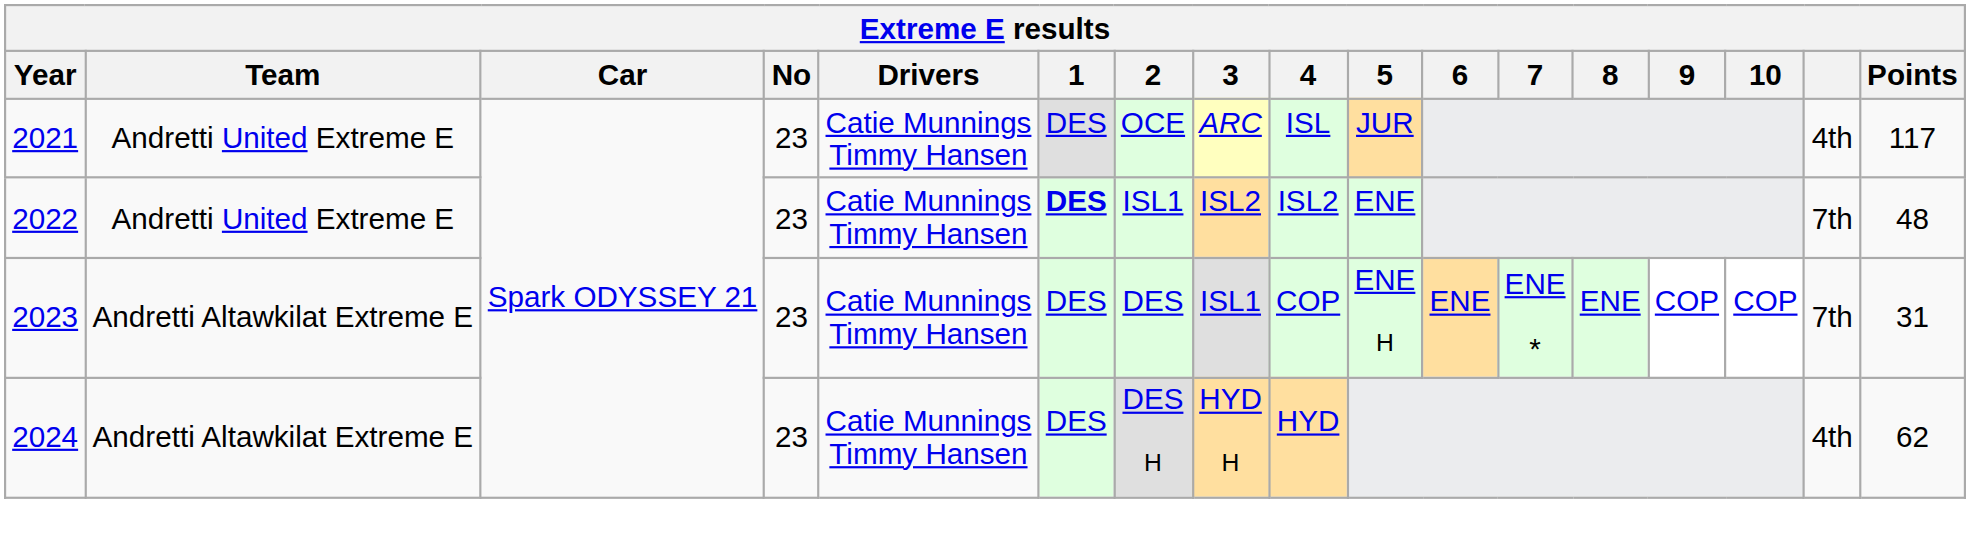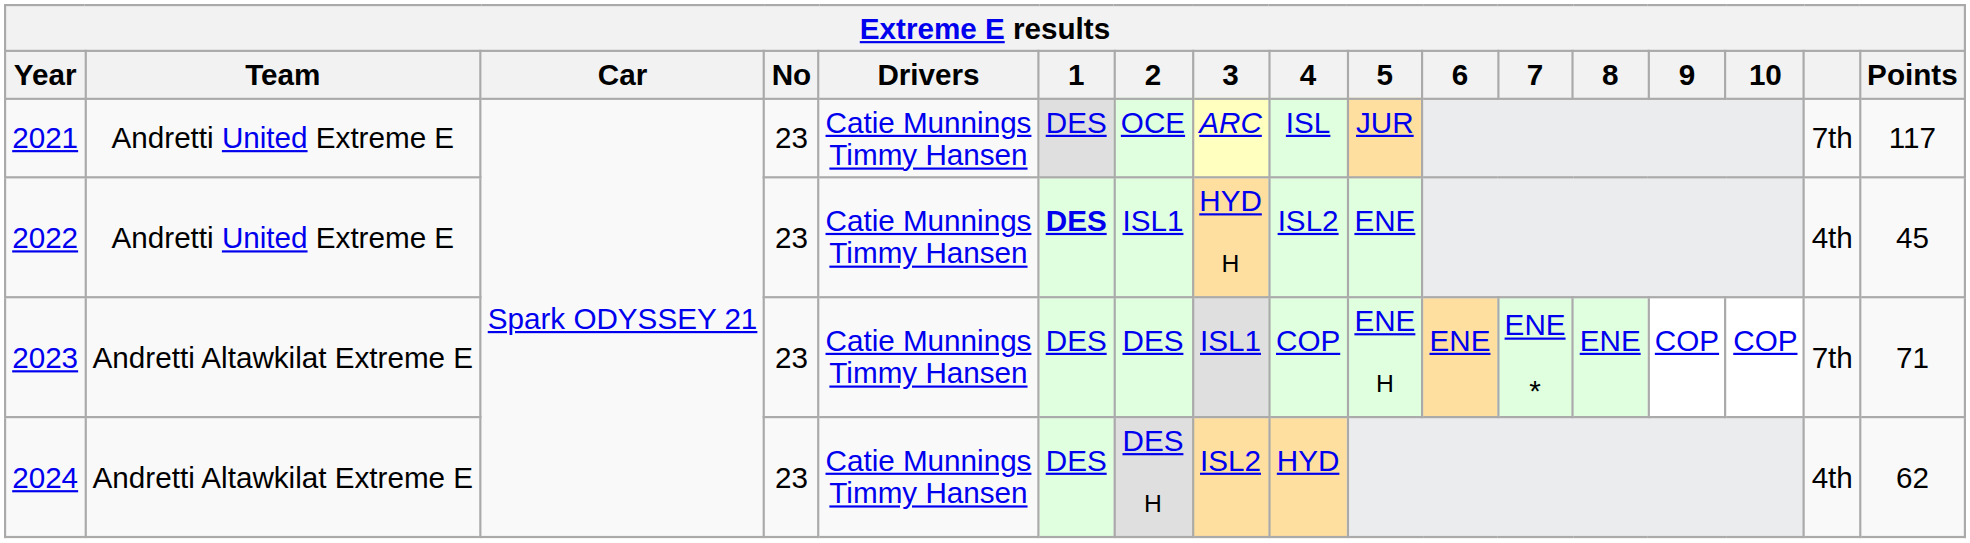(1832, 138) 4th -> (1832, 138) 7th
(1231, 201) ISL2 -> (1231, 230) HYD H
(1832, 217) 7th -> (1832, 238) 4th
(1912, 217) 48 -> (1912, 238) 45
(1912, 317) 31 -> (1912, 357) 71
(1231, 430) HYD H -> (1231, 461) ISL2
